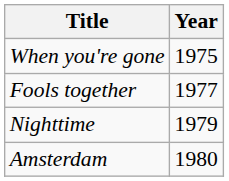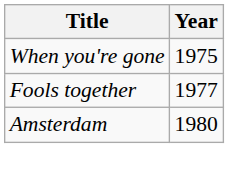- row: (52, 124)
